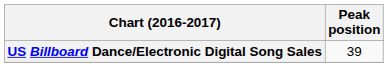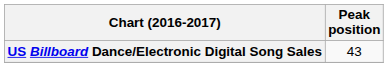(354, 51) 39 -> (354, 51) 43
